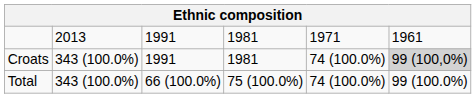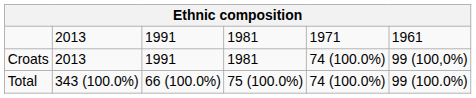(97, 59) 343 (100.0%) -> (71, 59) 2013
(430, 59) lightgrey background -> (430, 59) no background
